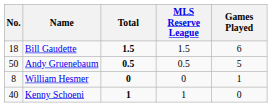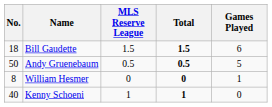columns swapped: (184, 22) <-> (128, 22)
